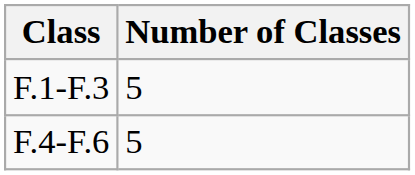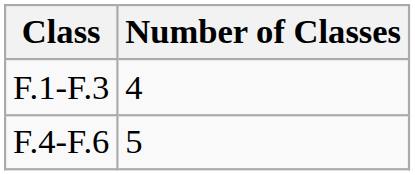(134, 86) 5 -> (134, 86) 4
